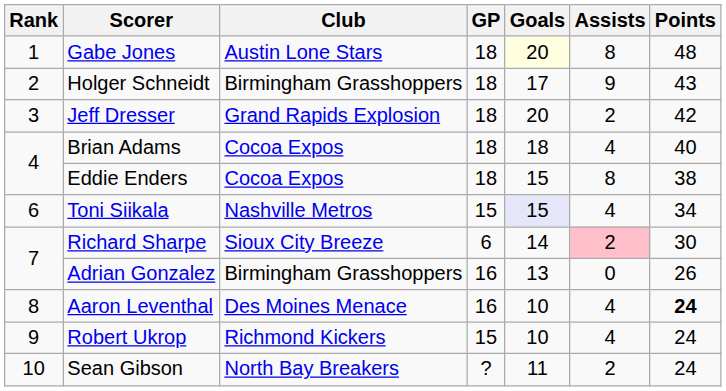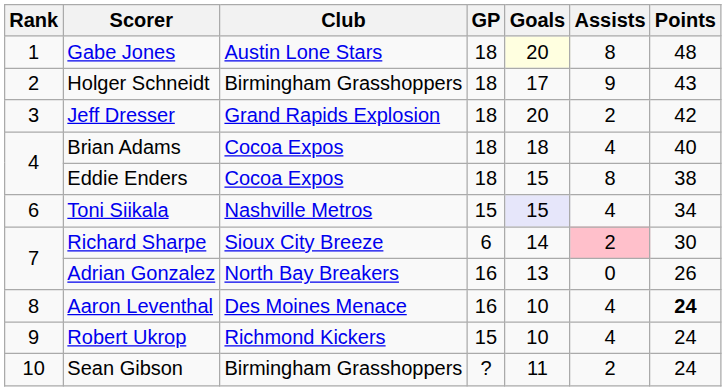(343, 274) Birmingham Grasshoppers -> (312, 274) North Bay Breakers
(312, 369) North Bay Breakers -> (343, 369) Birmingham Grasshoppers
